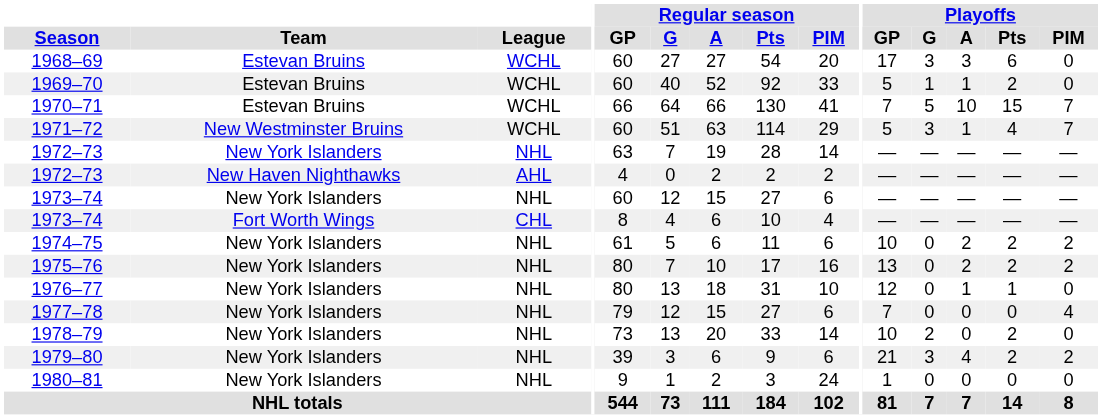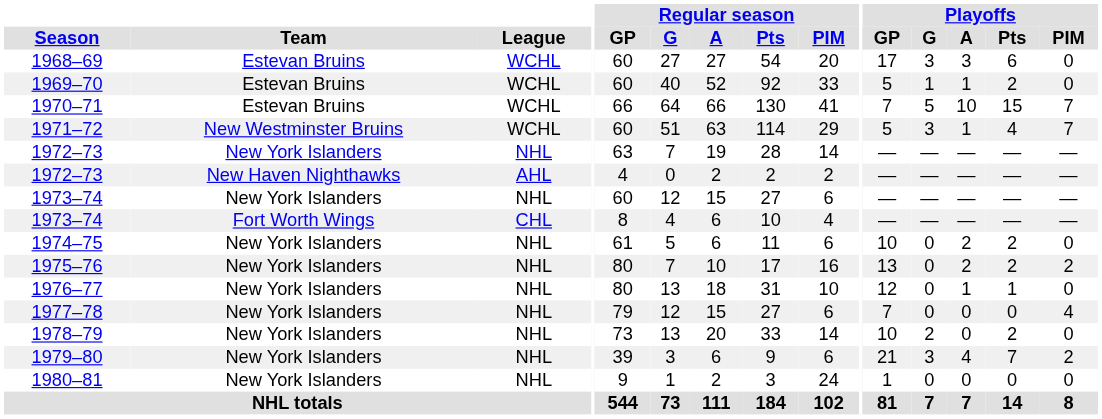(1068, 243) 2 -> (1068, 243) 0
(1012, 357) 2 -> (1012, 357) 7
